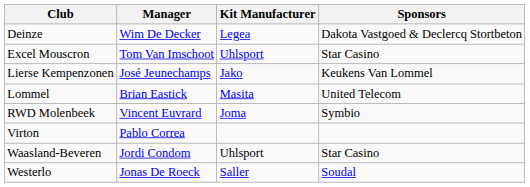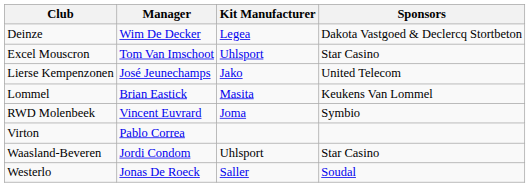(377, 73) Keukens Van Lommel -> (361, 73) United Telecom
(361, 93) United Telecom -> (377, 93) Keukens Van Lommel
